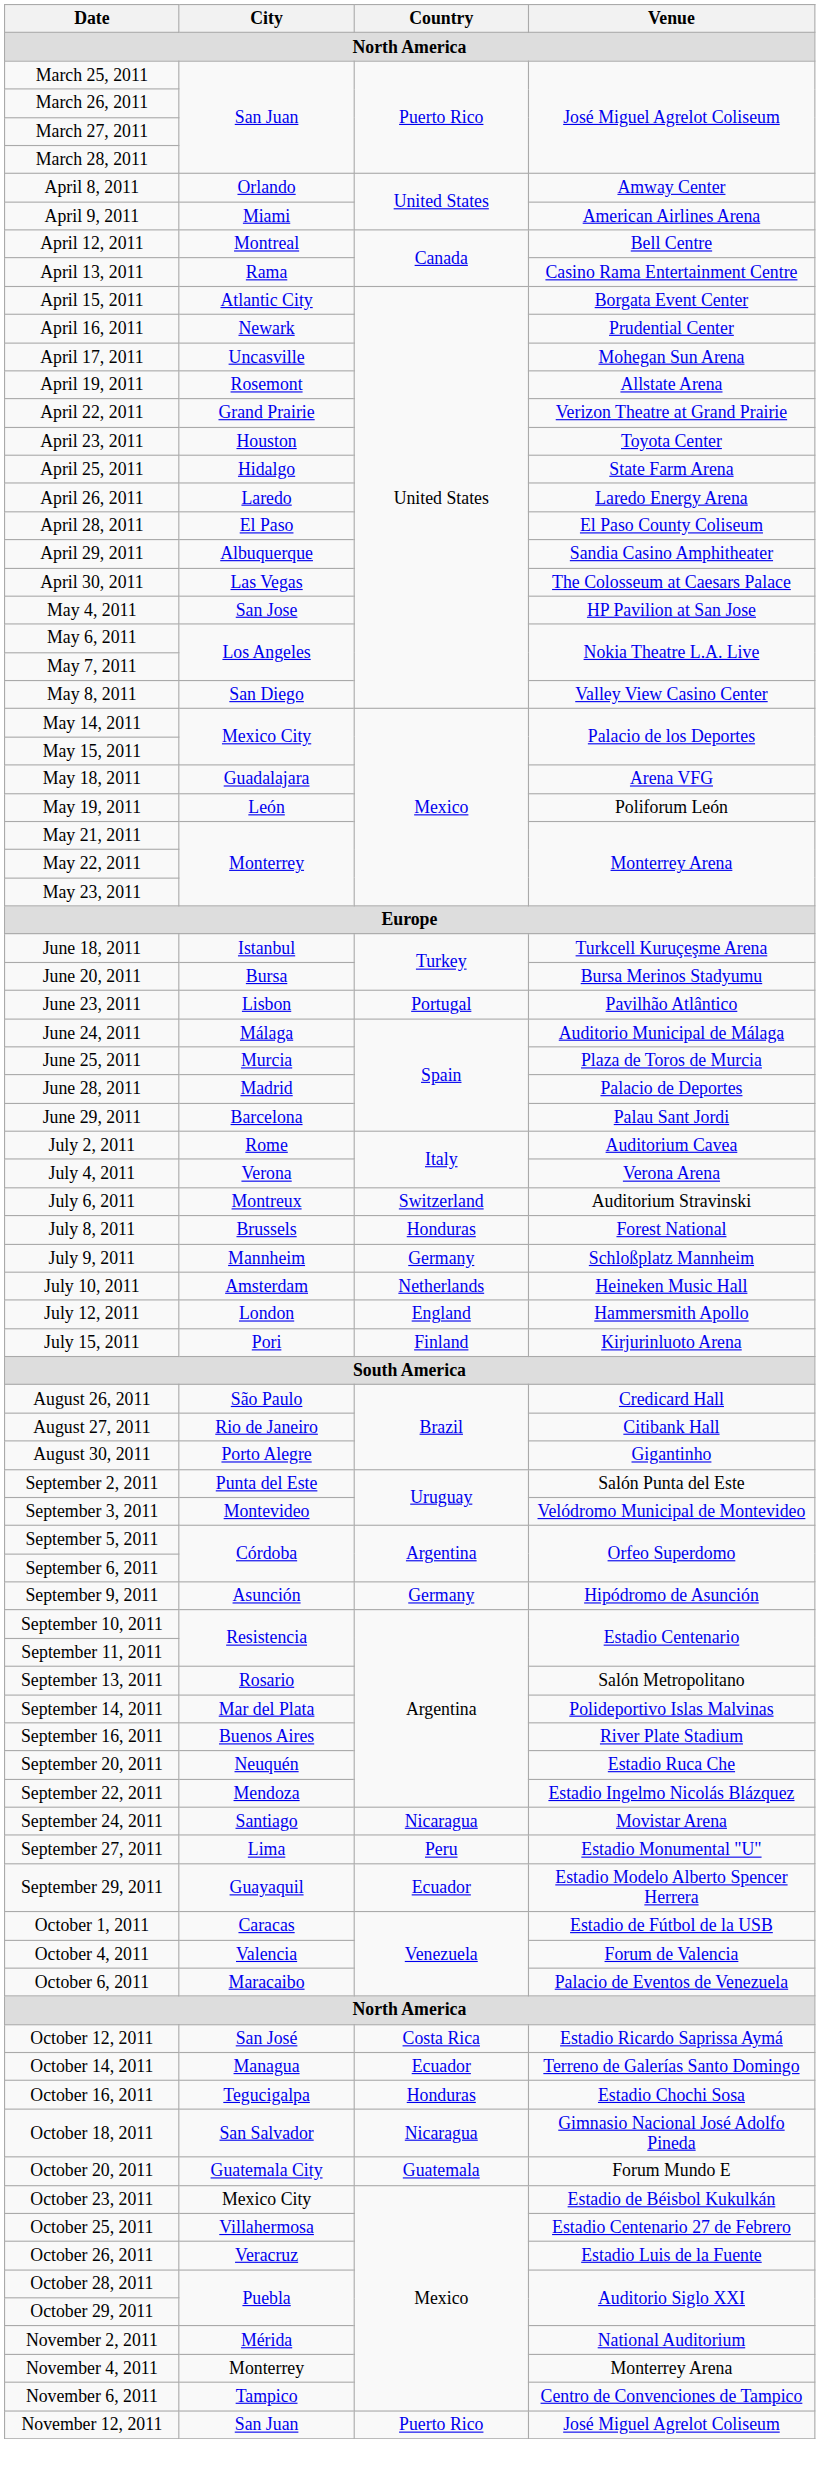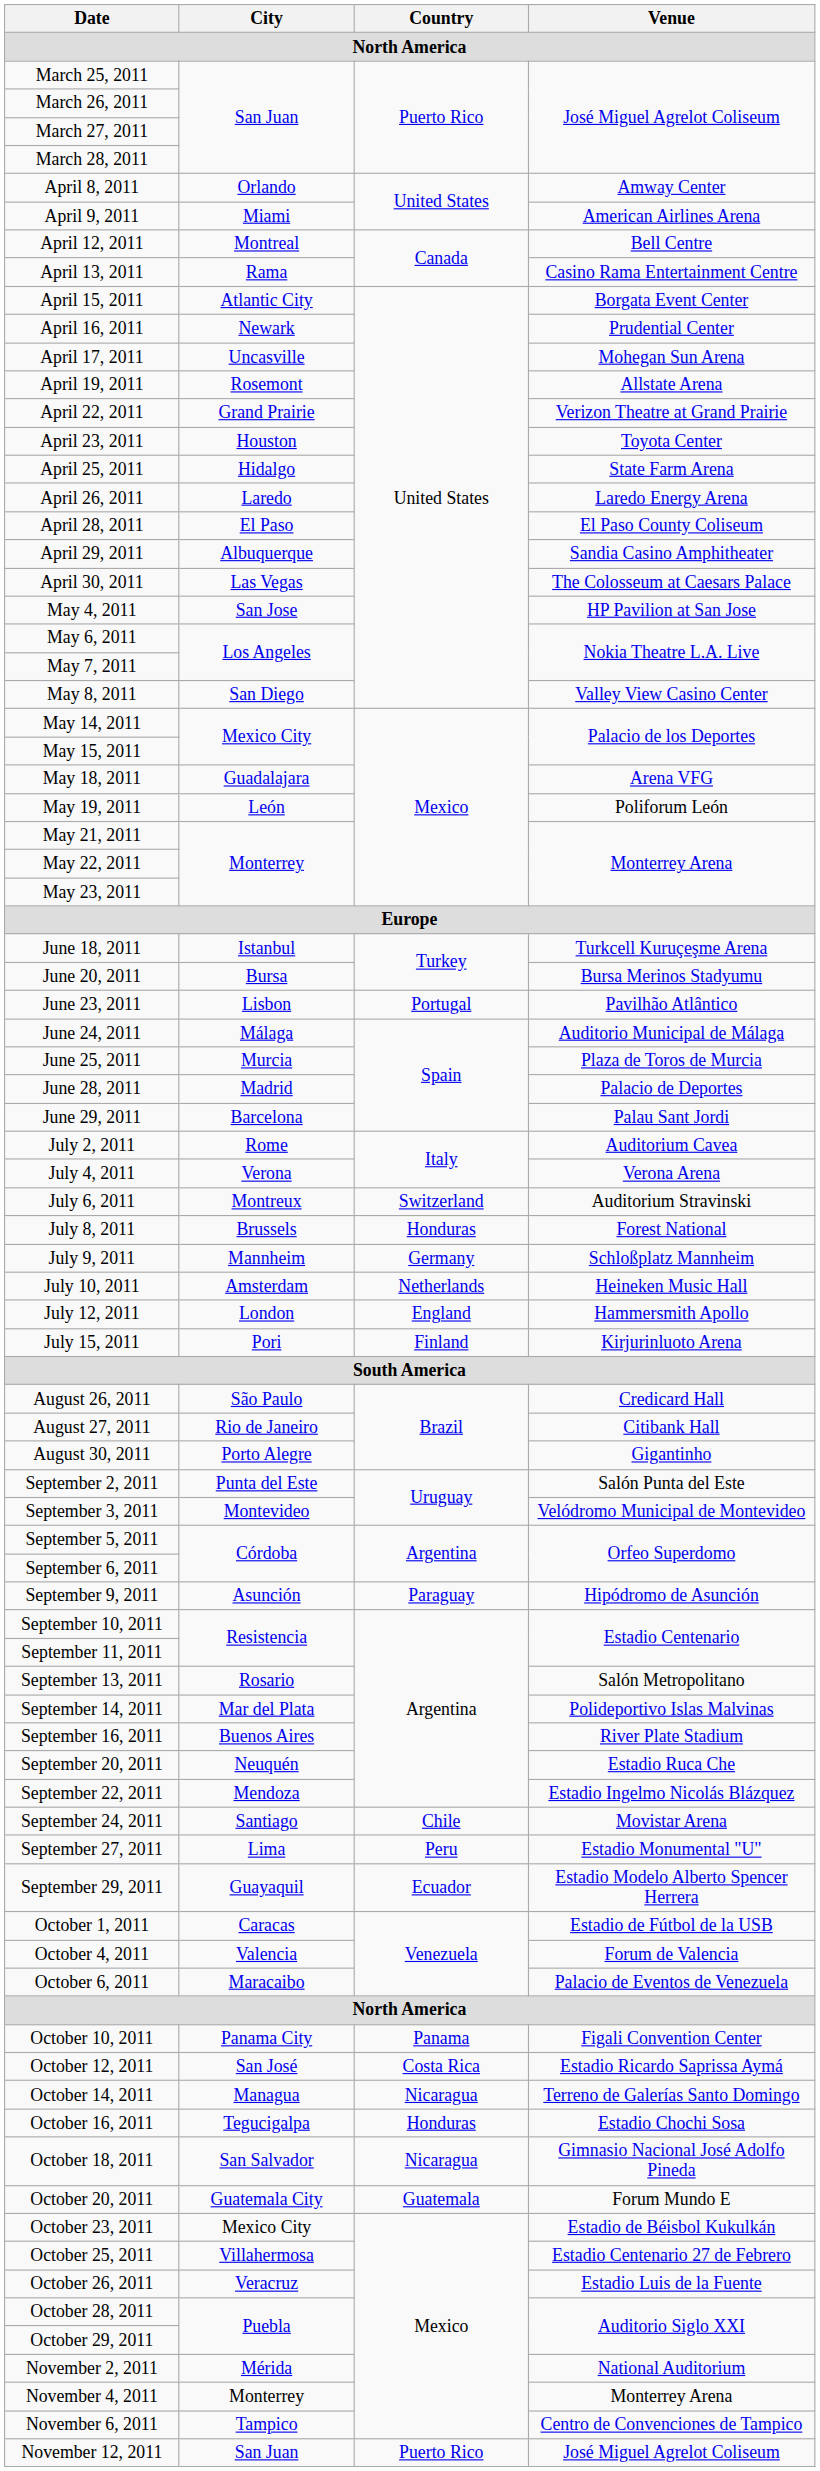(441, 1595) Germany -> (441, 1595) Paraguay
(441, 1821) Nicaragua -> (441, 1821) Chile
+ row: (92, 2038)
(441, 2066) Ecuador -> (441, 2094) Nicaragua
